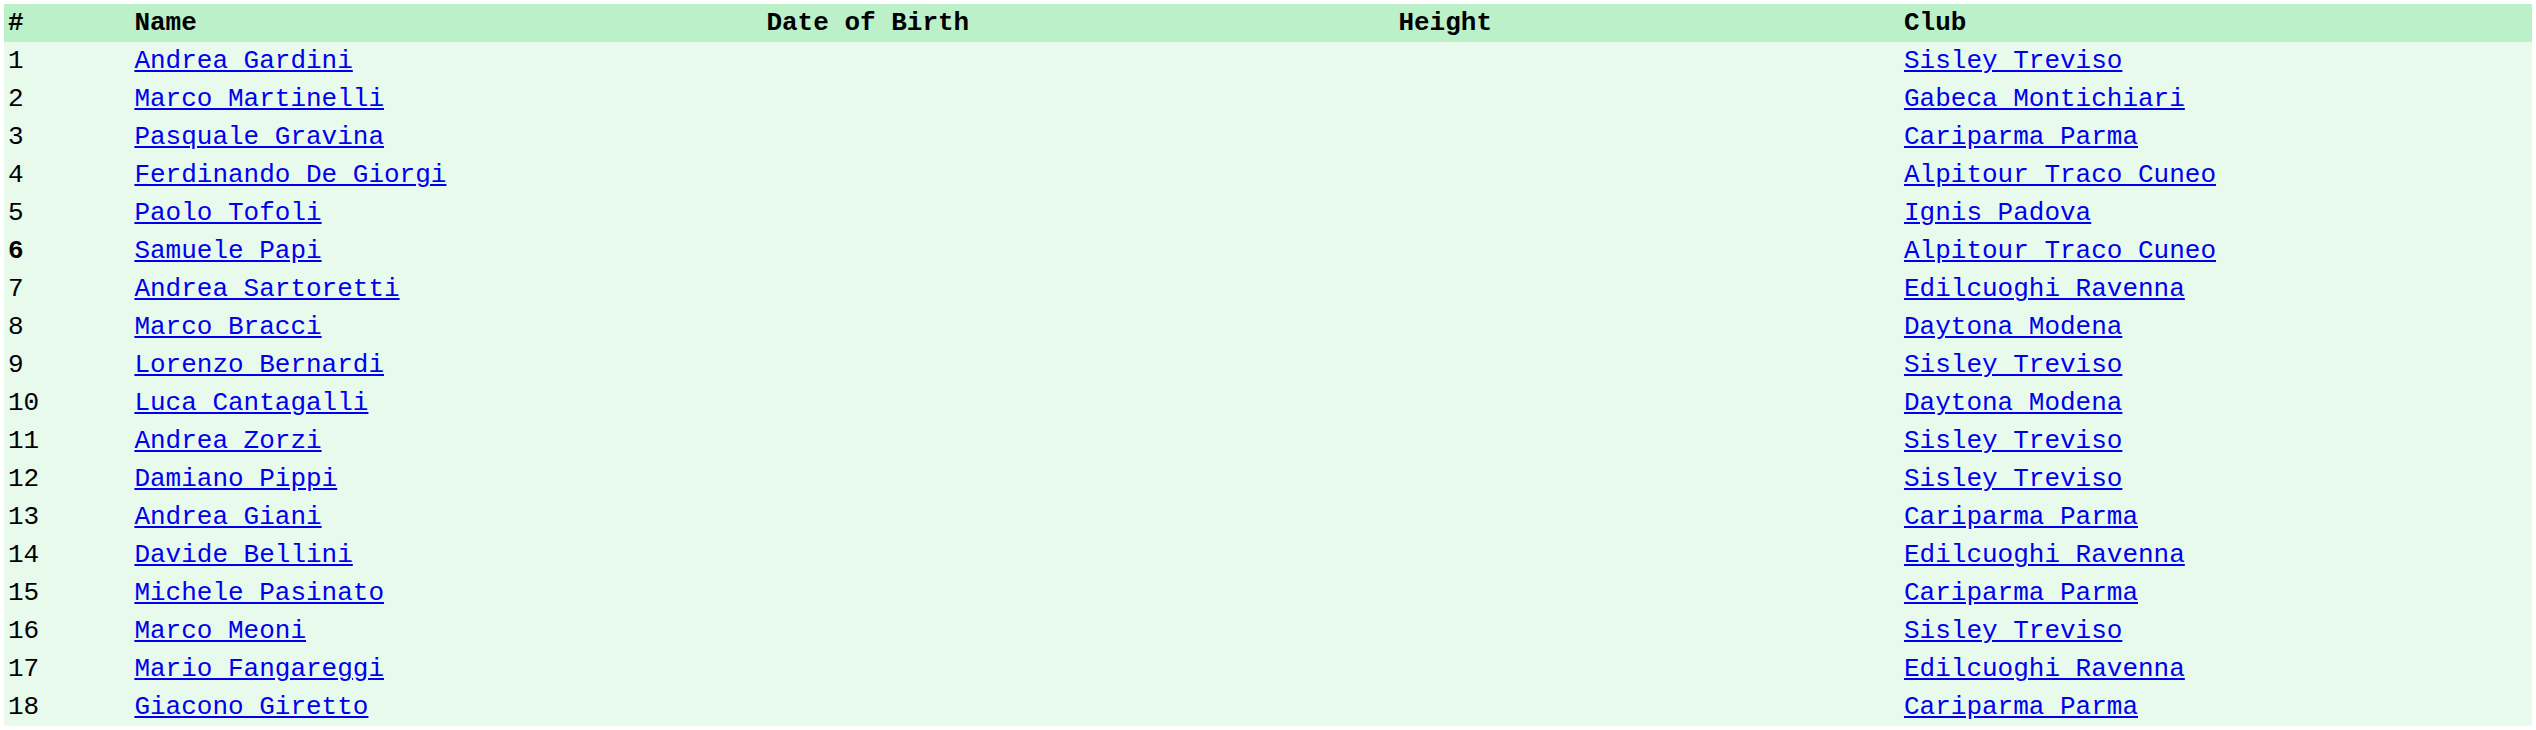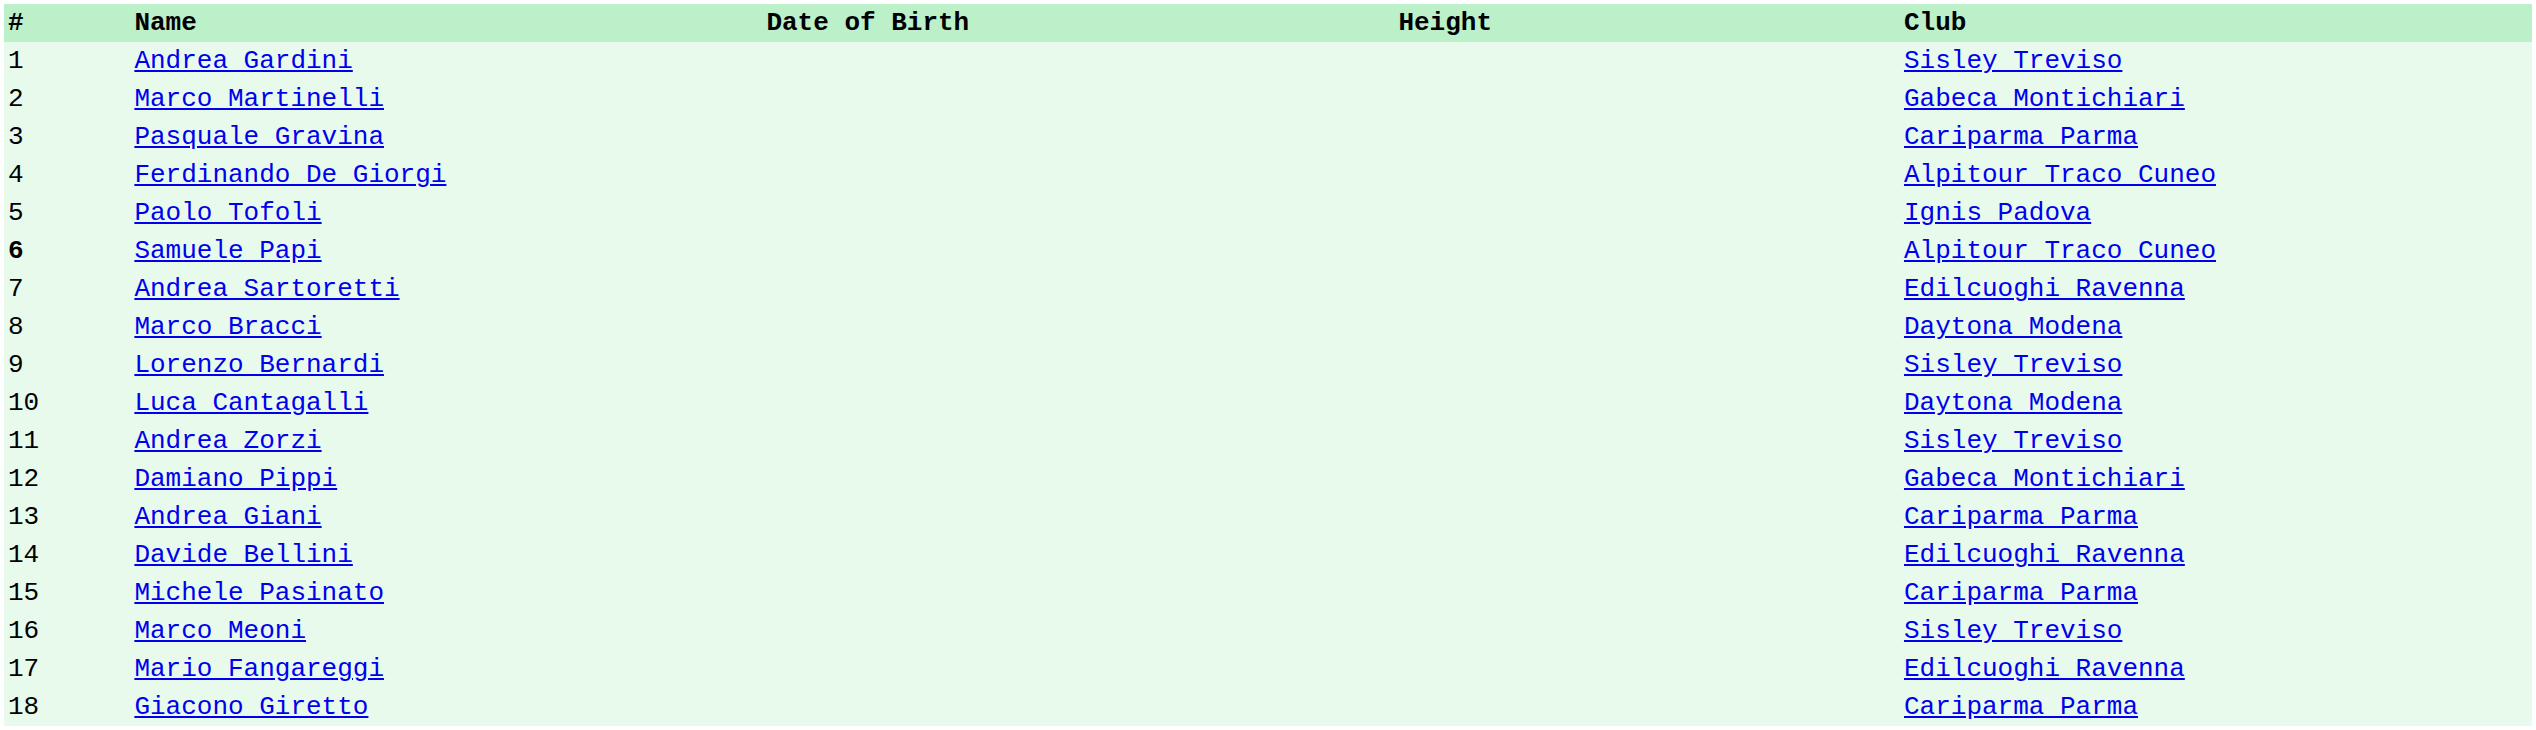(2013, 479) Sisley Treviso -> (2044, 479) Gabeca Montichiari
